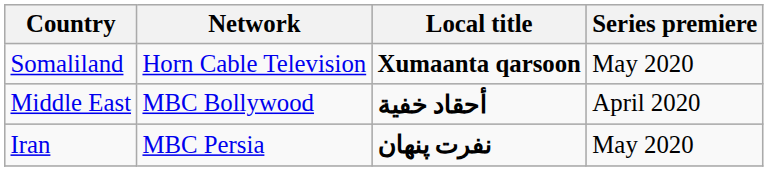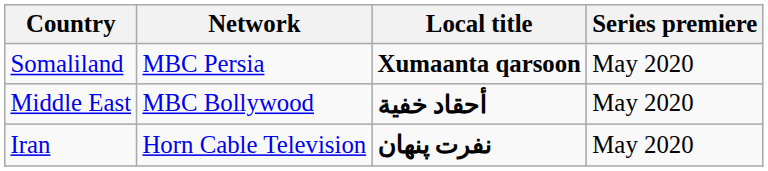(254, 63) Horn Cable Television -> (203, 63) MBC Persia
(646, 103) April 2020 -> (643, 103) May 2020
(203, 144) MBC Persia -> (254, 144) Horn Cable Television
